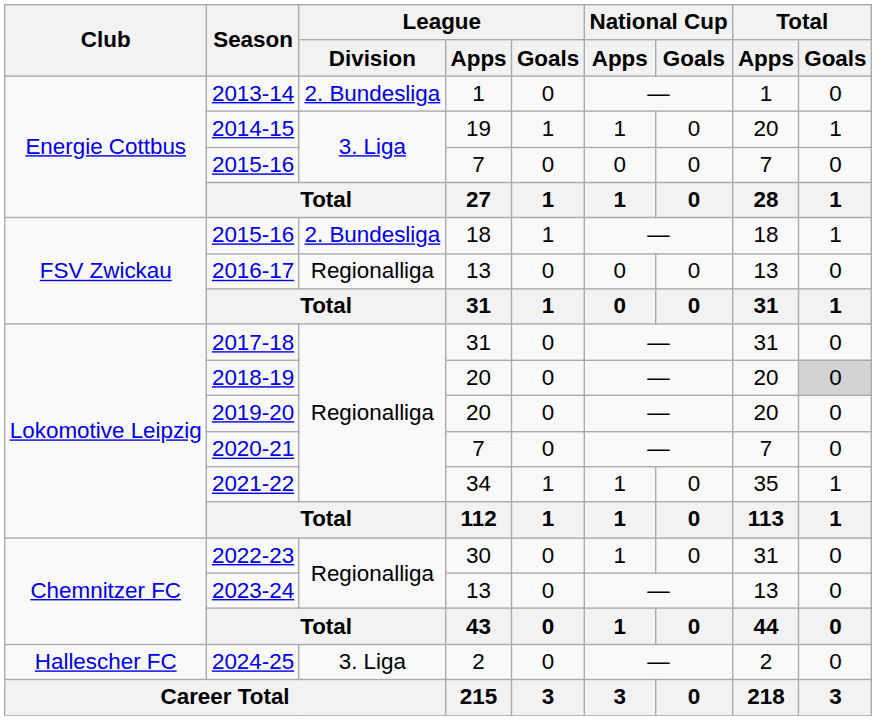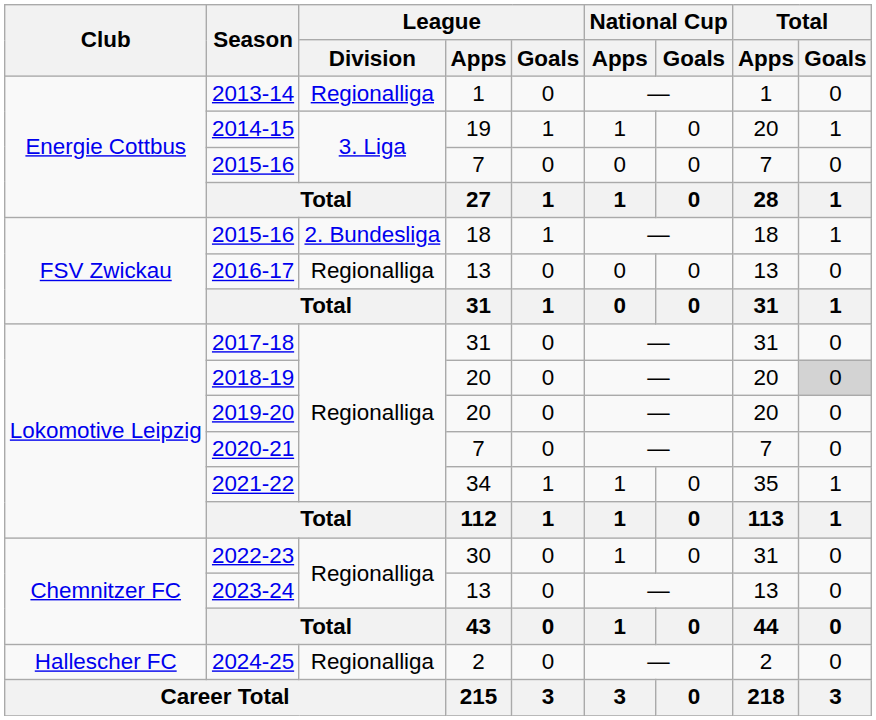(372, 93) 2. Bundesliga -> (372, 93) Regionalliga
(372, 661) 3. Liga -> (372, 661) Regionalliga
